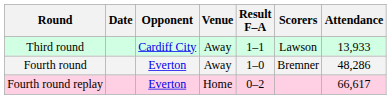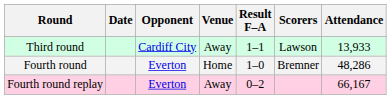(218, 65) Away -> (218, 65) Home
(218, 84) Home -> (218, 84) Away
(354, 84) 66,617 -> (354, 84) 66,167
